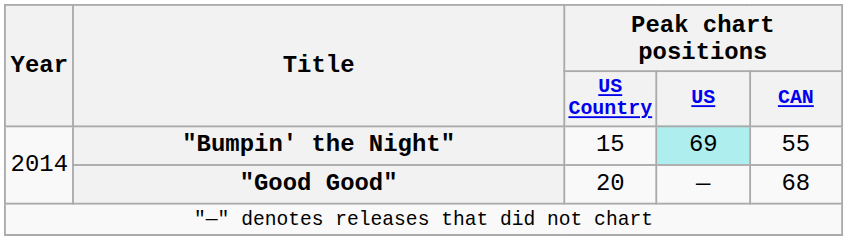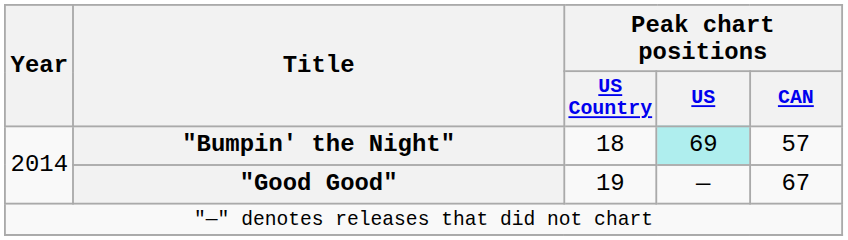(610, 145) 15 -> (610, 145) 18
(796, 145) 55 -> (796, 145) 57
(610, 184) 20 -> (610, 184) 19
(796, 184) 68 -> (796, 184) 67
